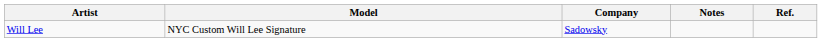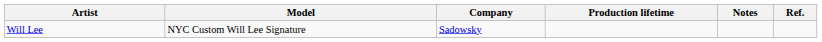+ column: (631, 12)
